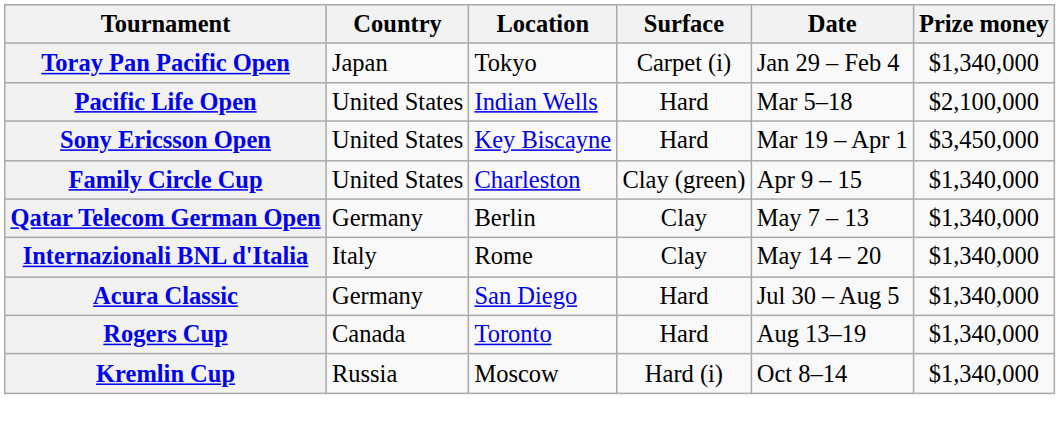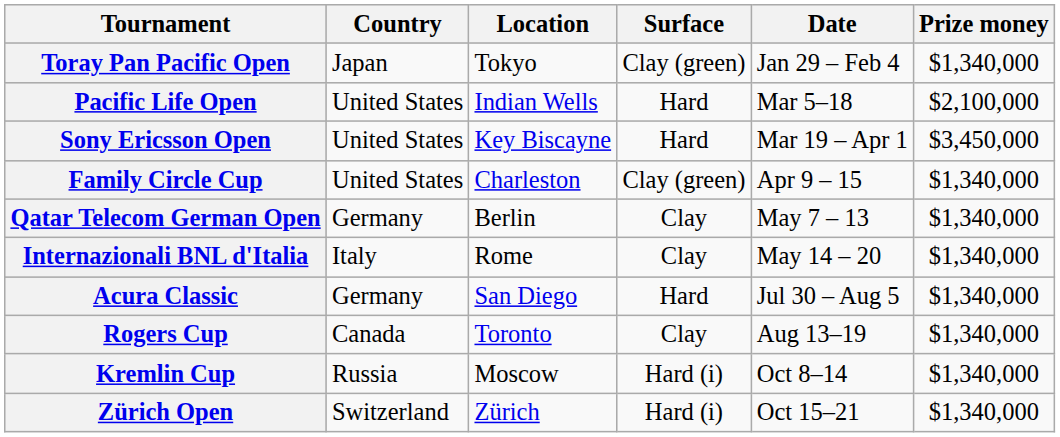(684, 62) Carpet (i) -> (684, 62) Clay (green)
(684, 334) Hard -> (684, 334) Clay
+ row: (166, 412)
